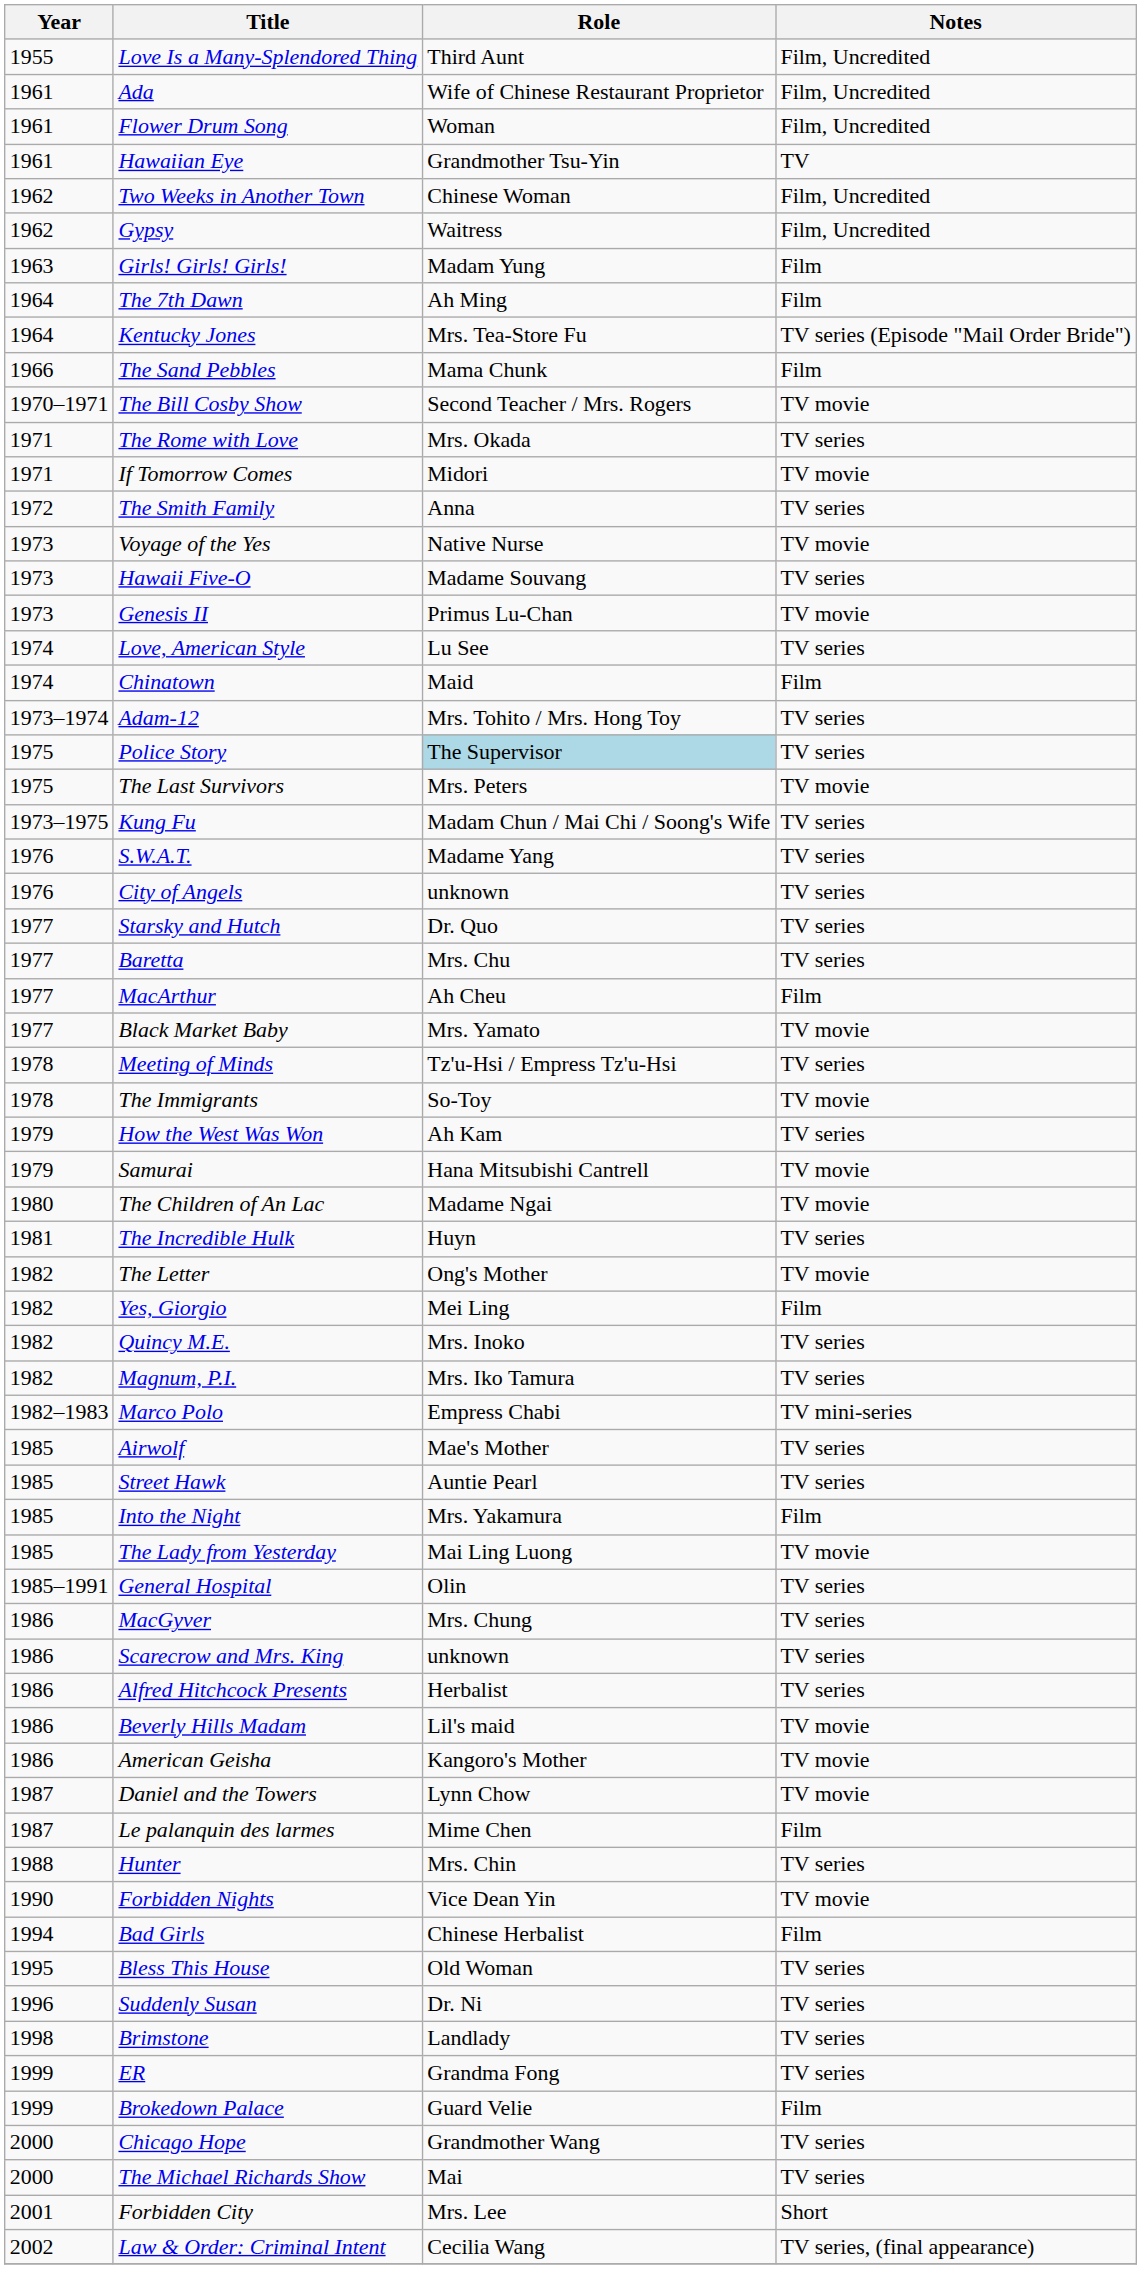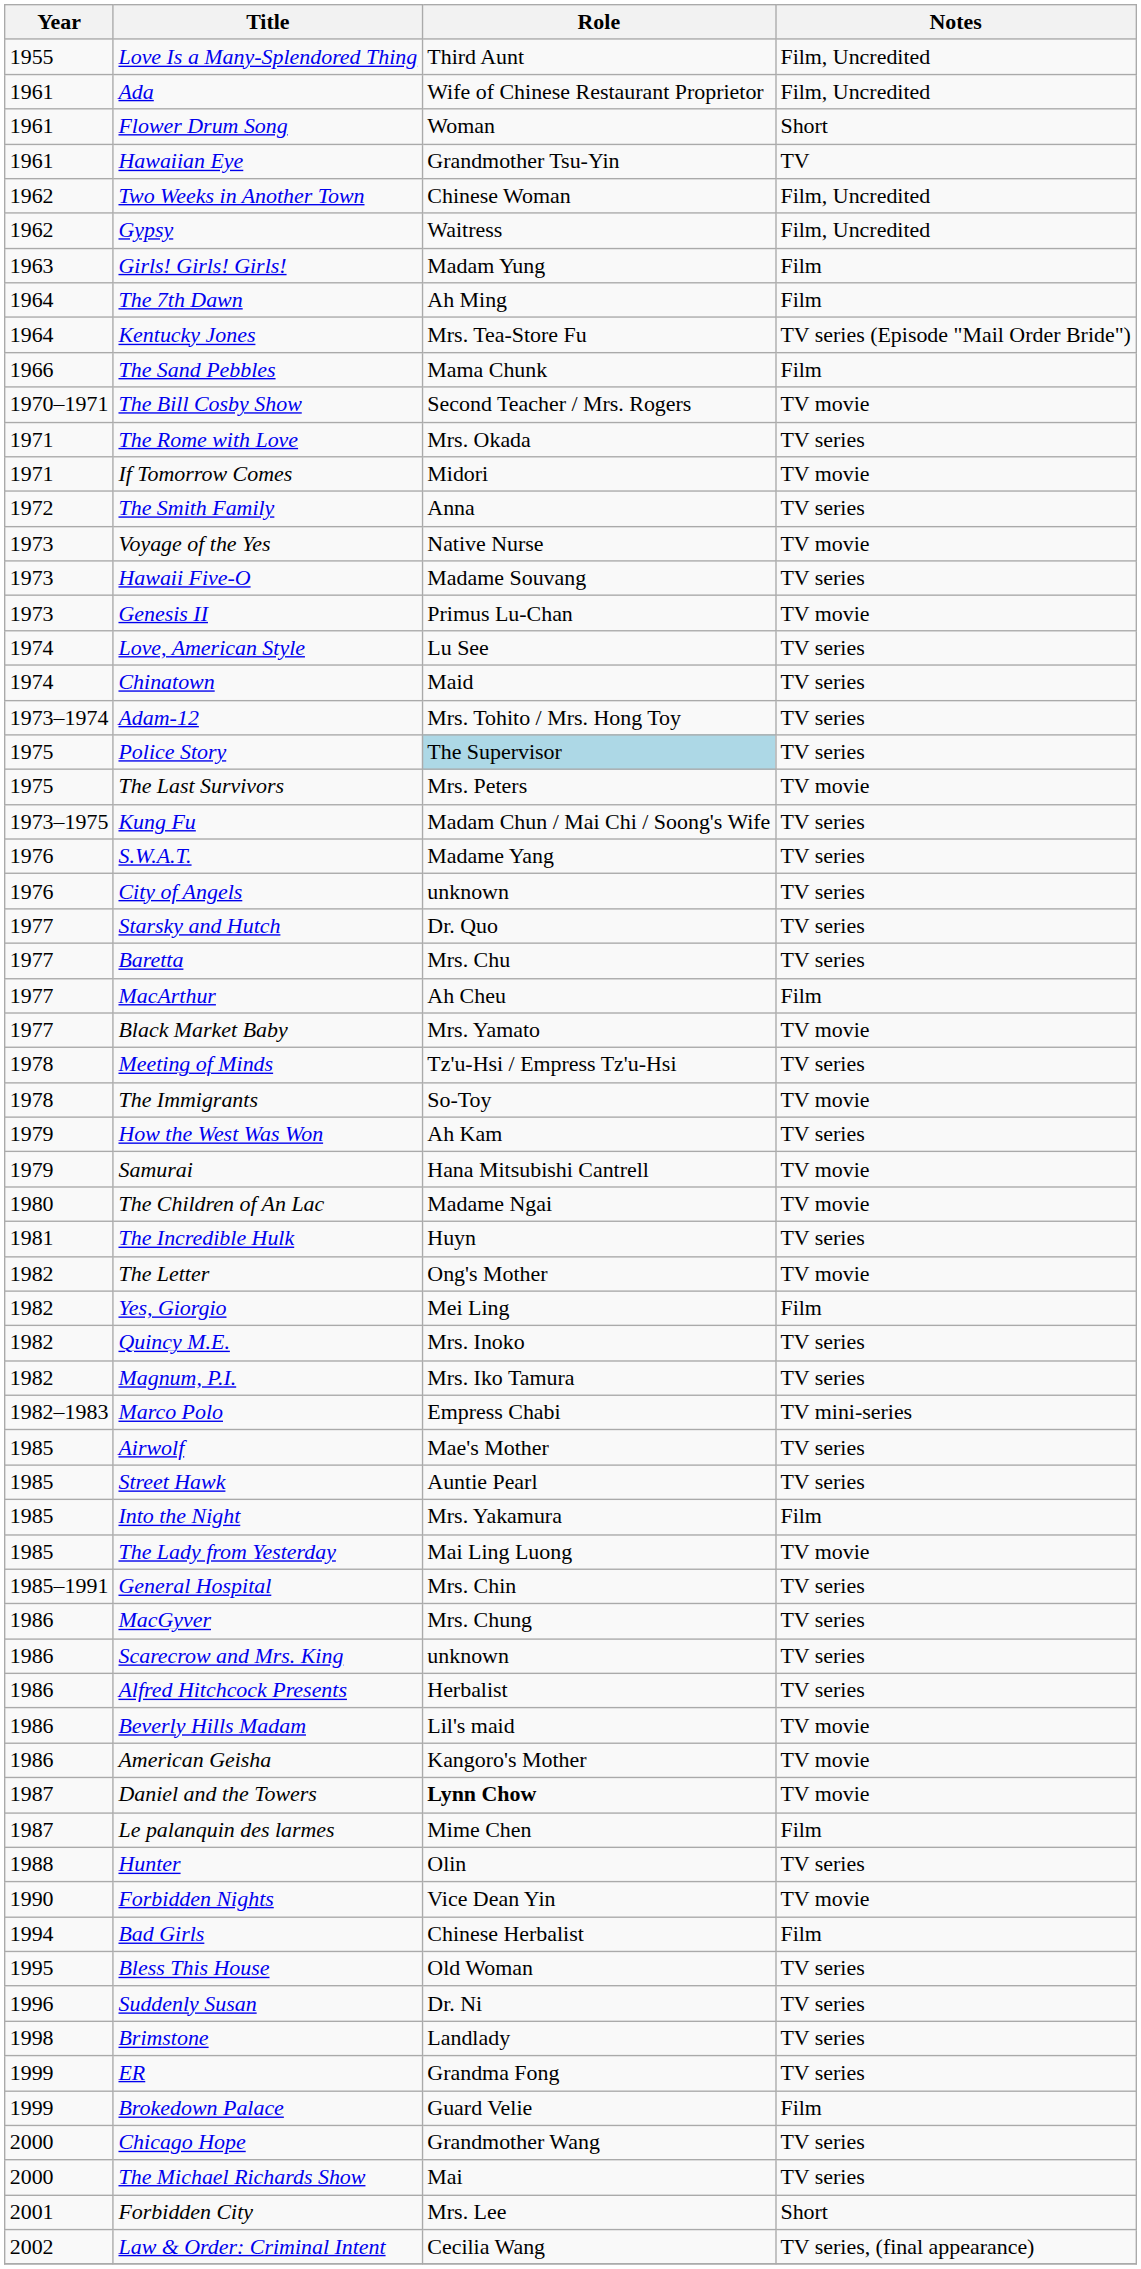(855, 126) Film, Uncredited -> (804, 126) Short
(801, 682) Film -> (823, 682) TV series
(447, 1586) Olin -> (472, 1586) Mrs. Chin
(479, 1794) normal -> (482, 1794) bold
(472, 1864) Mrs. Chin -> (447, 1864) Olin
